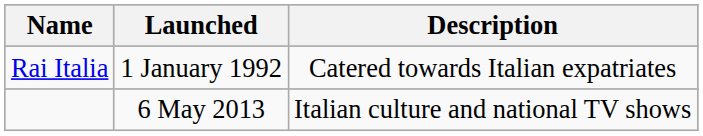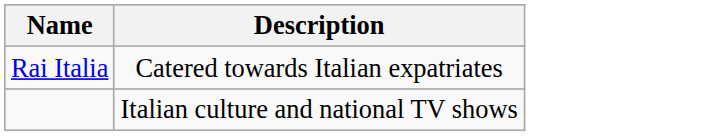- column: (201, 25)
